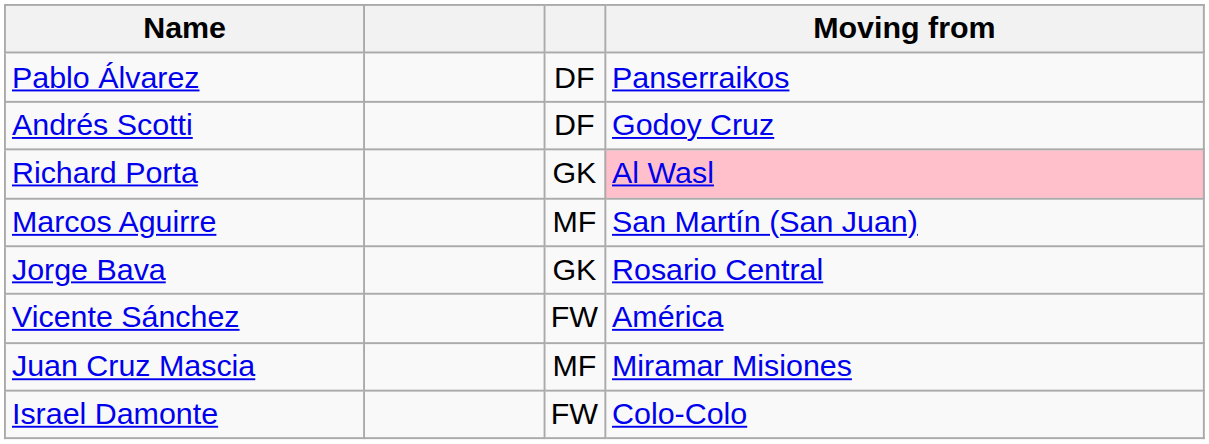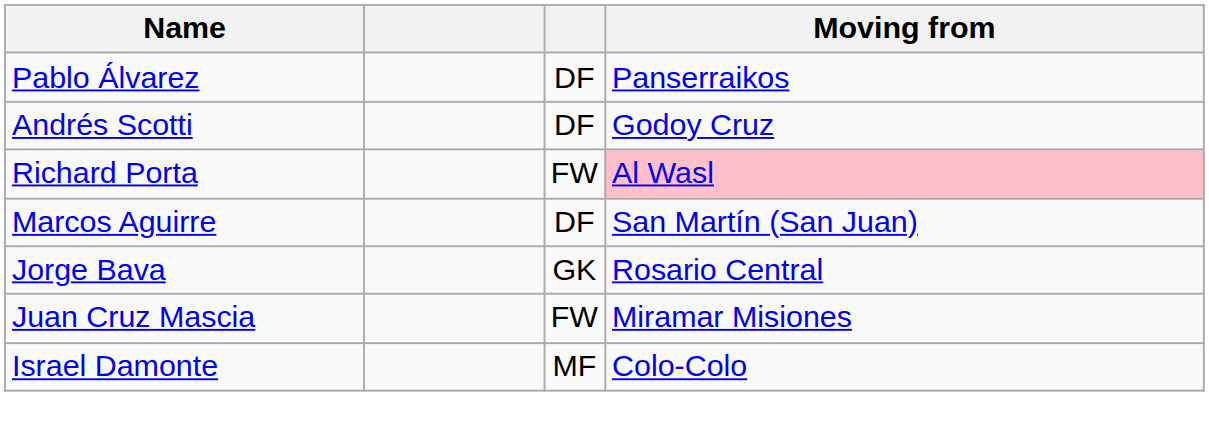(574, 173) GK -> (574, 173) FW
(574, 221) MF -> (574, 221) DF
- row: (126, 317)
(574, 366) MF -> (574, 317) FW
(574, 414) FW -> (574, 366) MF
